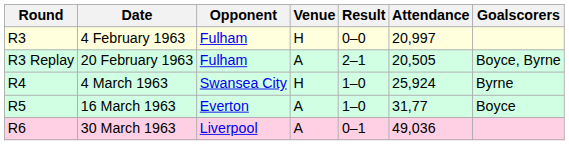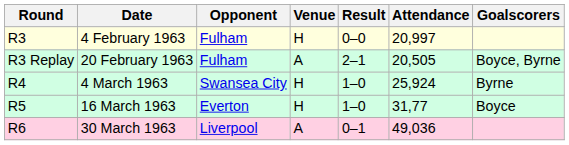(298, 106) A -> (299, 106) H
